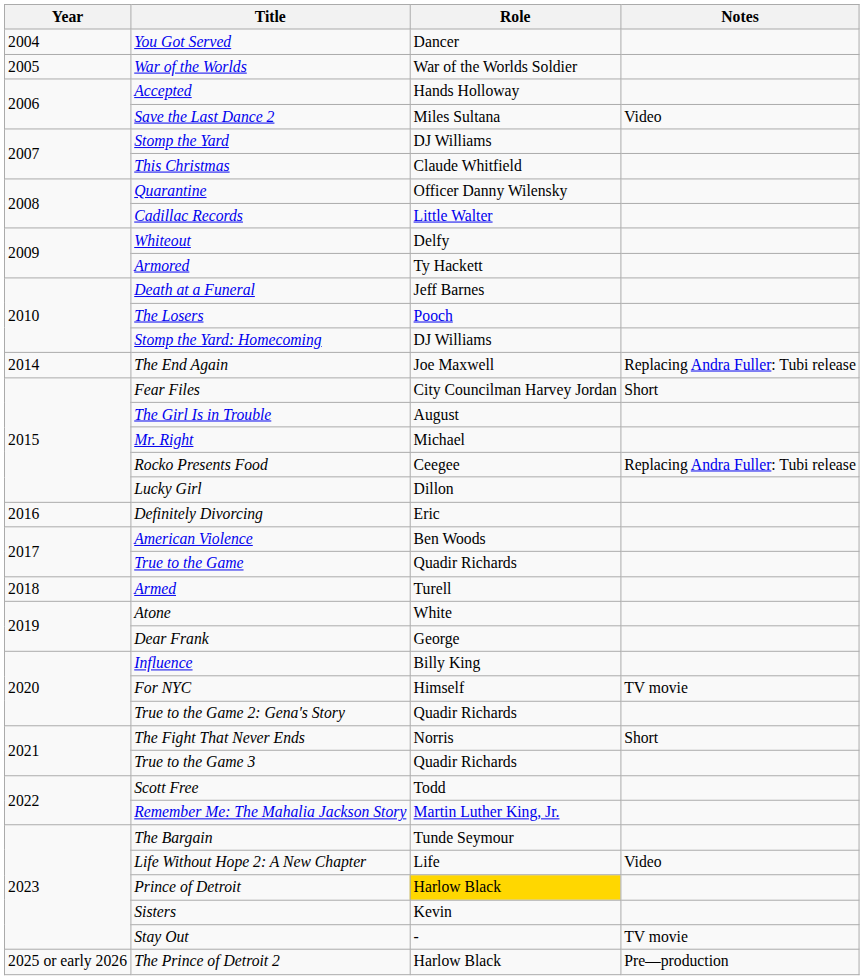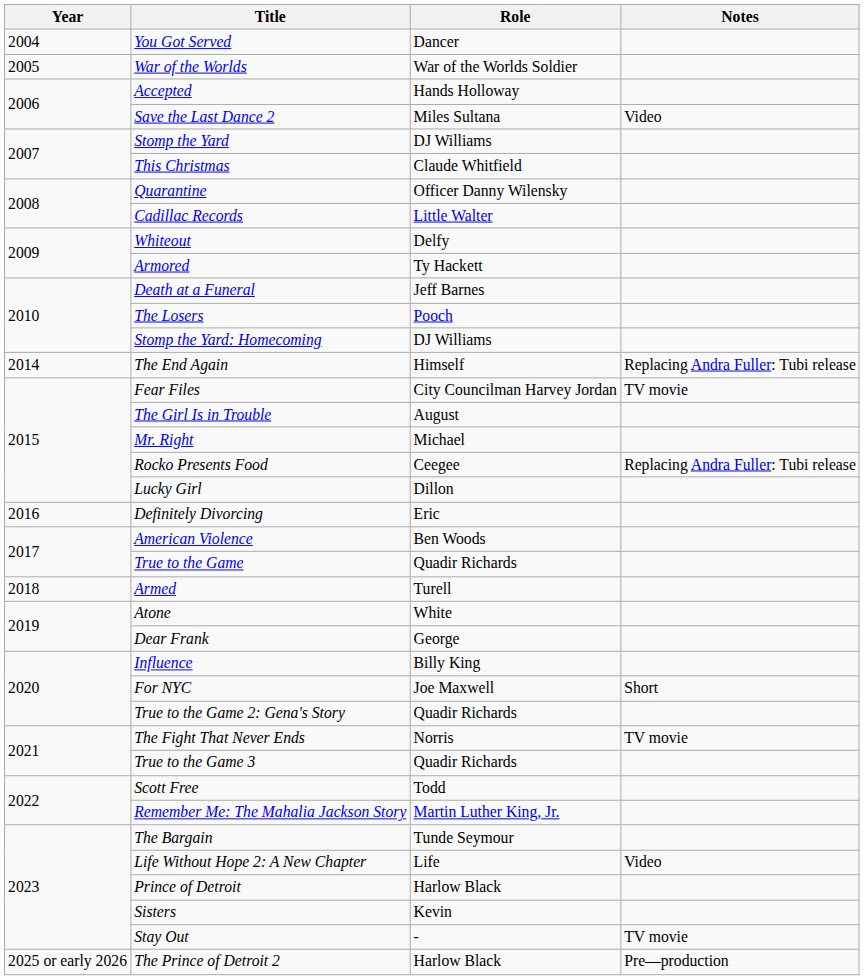(454, 365) Joe Maxwell -> (439, 365) Himself
(641, 389) Short -> (656, 389) TV movie
(439, 688) Himself -> (454, 688) Joe Maxwell
(656, 688) TV movie -> (641, 688) Short
(641, 738) Short -> (656, 738) TV movie
(457, 887) gold background -> (457, 887) no background
